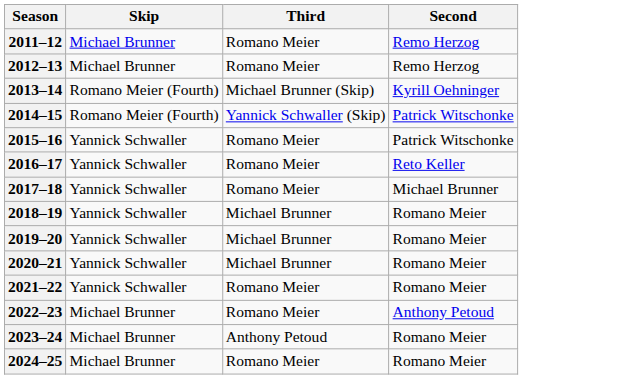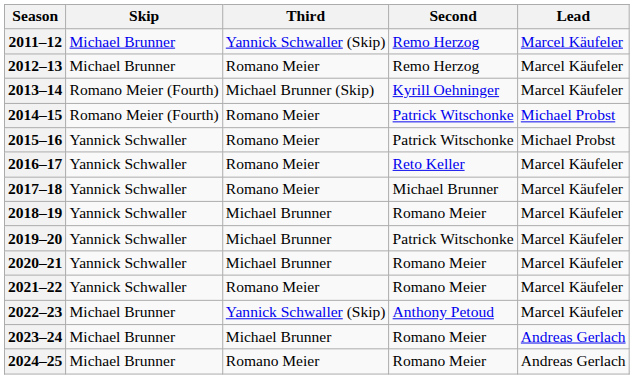+ column: (573, 16)
(273, 41) Romano Meier -> (306, 41) Yannick Schwaller (Skip)
(306, 115) Yannick Schwaller (Skip) -> (273, 115) Romano Meier
(439, 238) Romano Meier -> (453, 238) Patrick Witschonke
(273, 312) Romano Meier -> (306, 312) Yannick Schwaller (Skip)
(276, 336) Anthony Petoud -> (279, 336) Michael Brunner
